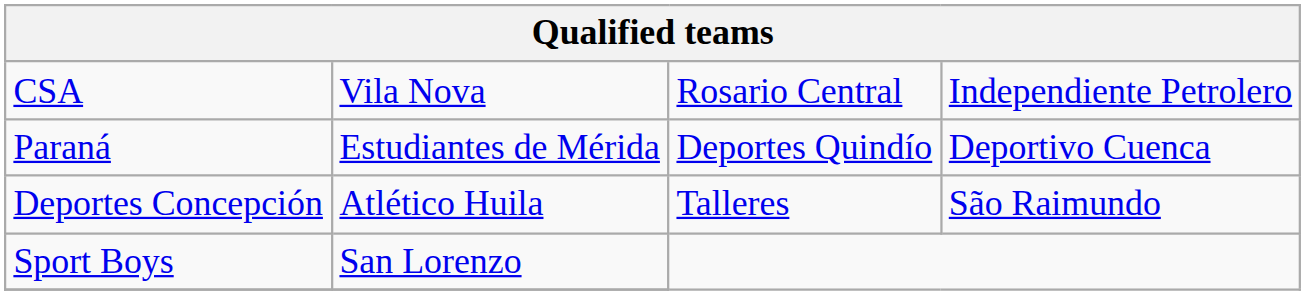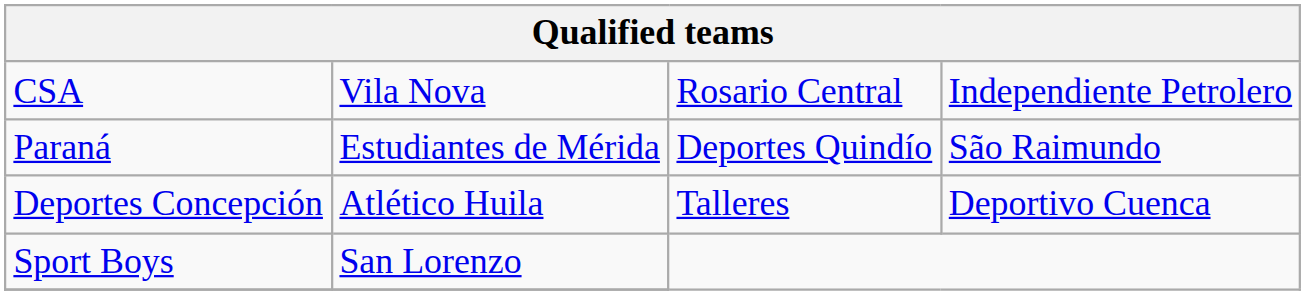(1080, 146) Deportivo Cuenca -> (1055, 146) São Raimundo
(1055, 203) São Raimundo -> (1080, 203) Deportivo Cuenca
